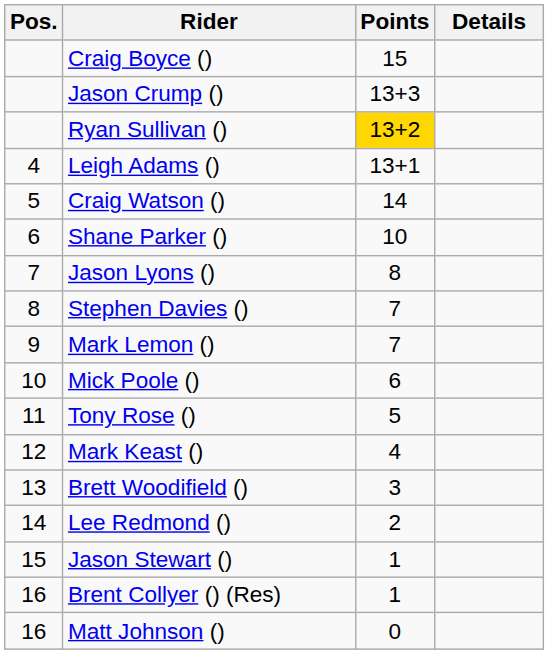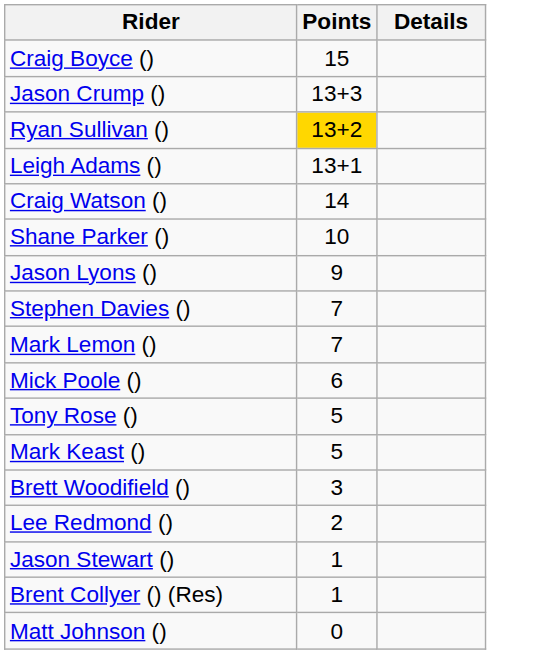- column: (34, 22)
(395, 272) 8 -> (337, 272) 9
(395, 451) 4 -> (337, 451) 5
